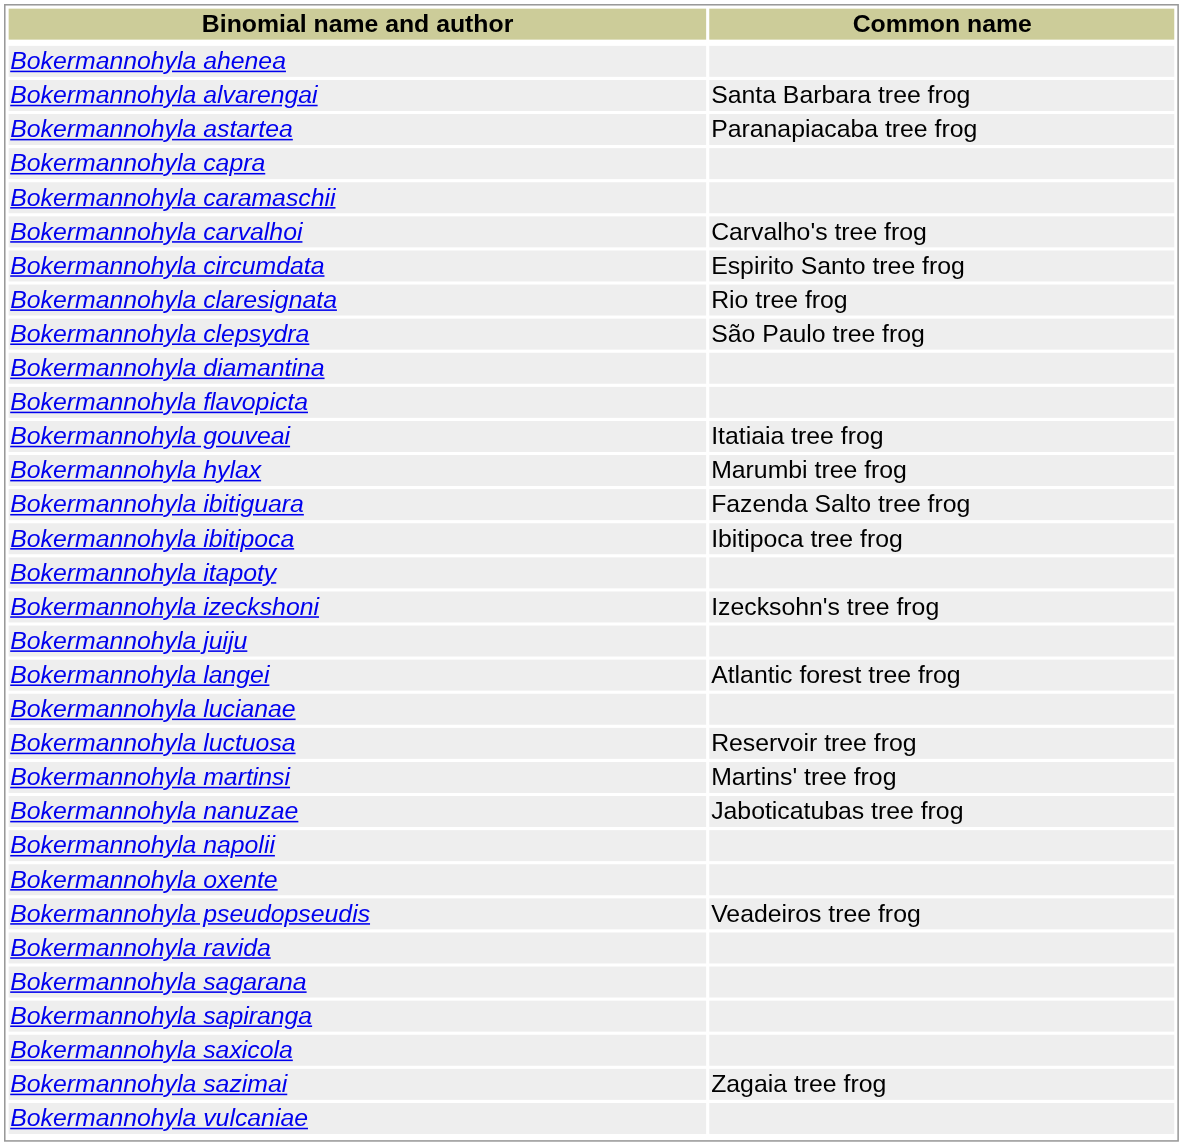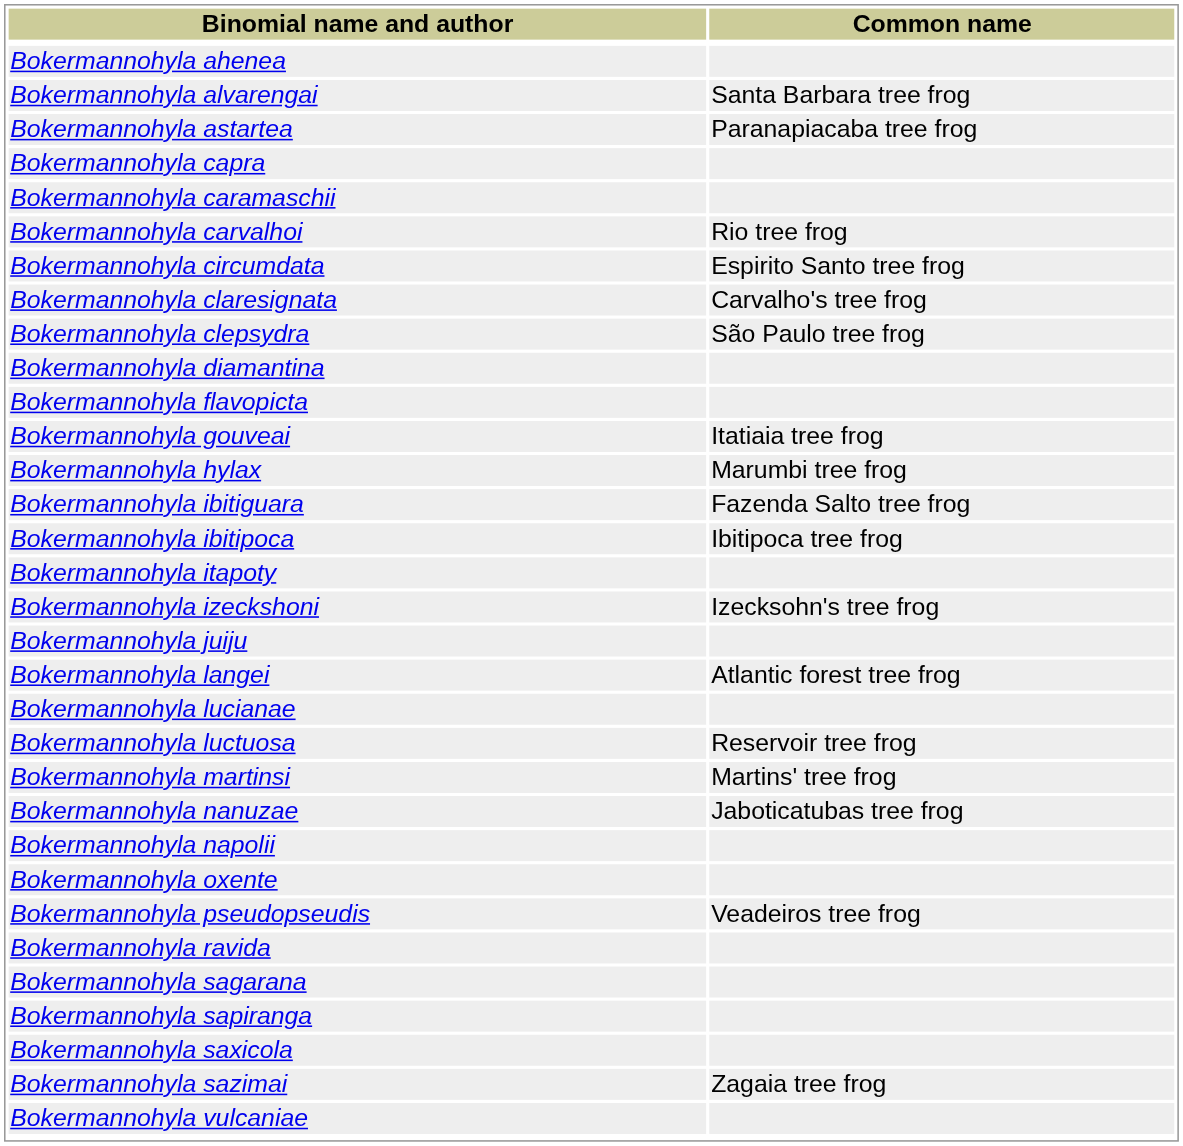(819, 231) Carvalho's tree frog -> (779, 231) Rio tree frog
(779, 299) Rio tree frog -> (819, 299) Carvalho's tree frog
